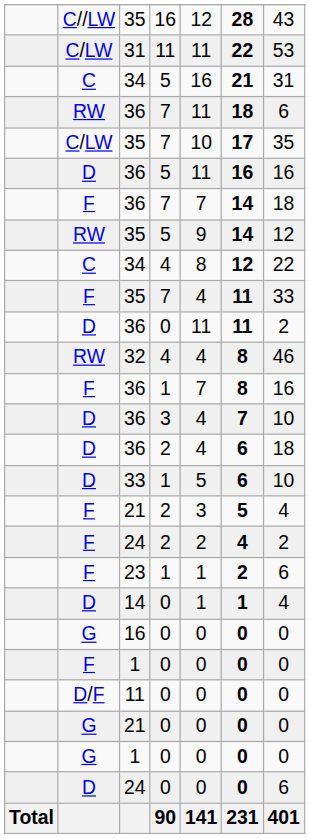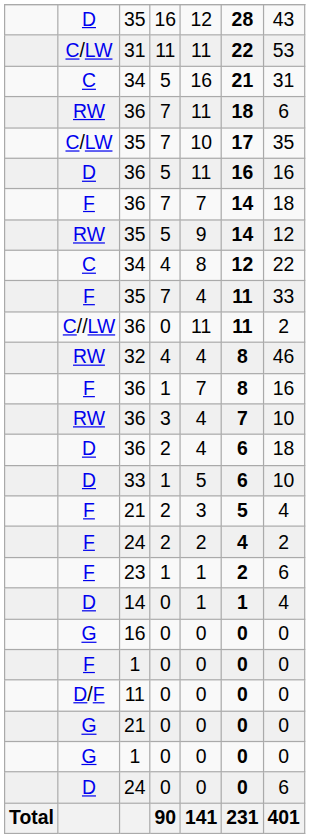(89, 19) C//LW -> (89, 19) D
(89, 326) D -> (89, 326) C//LW
(89, 419) D -> (89, 419) RW
